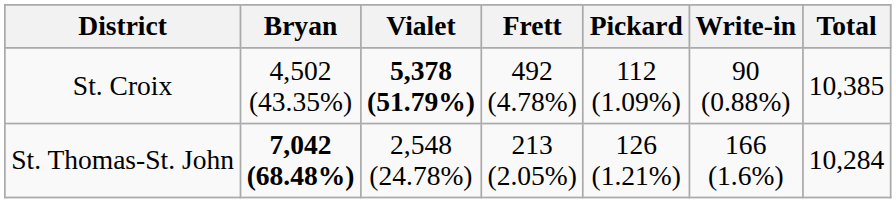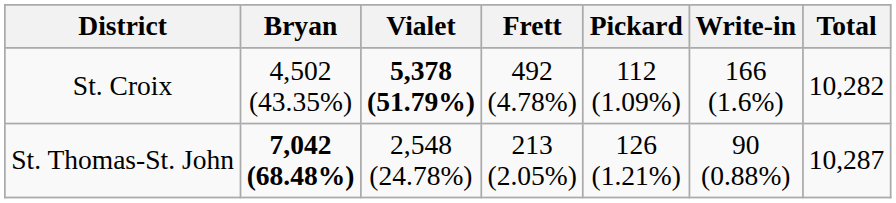(746, 85) 90 (0.88%) -> (746, 85) 166 (1.6%)
(846, 85) 10,385 -> (846, 85) 10,282
(746, 160) 166 (1.6%) -> (746, 160) 90 (0.88%)
(846, 160) 10,284 -> (846, 160) 10,287
